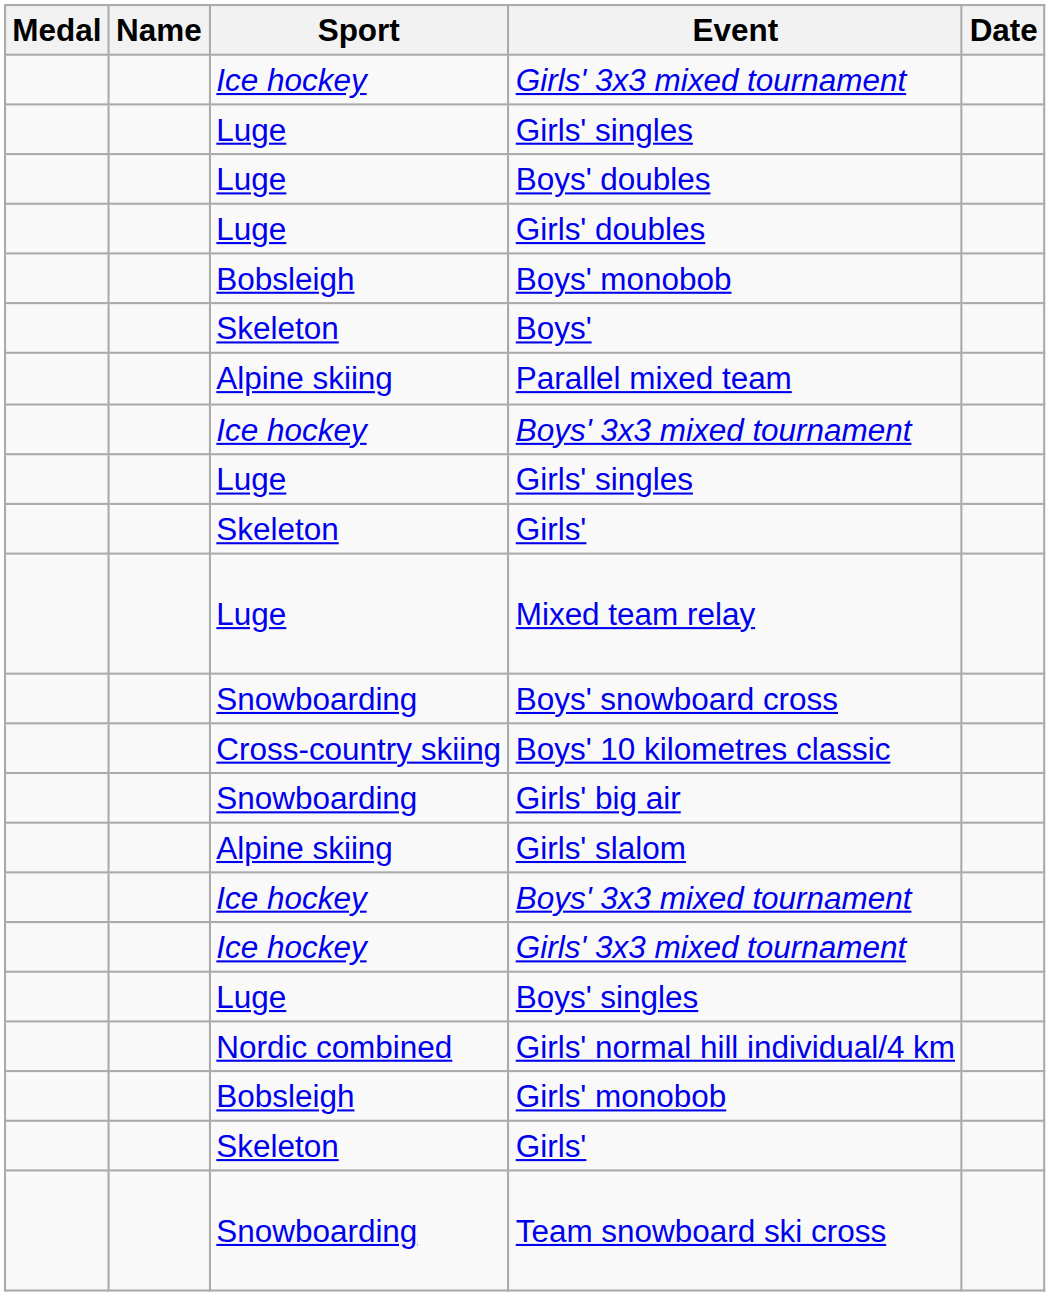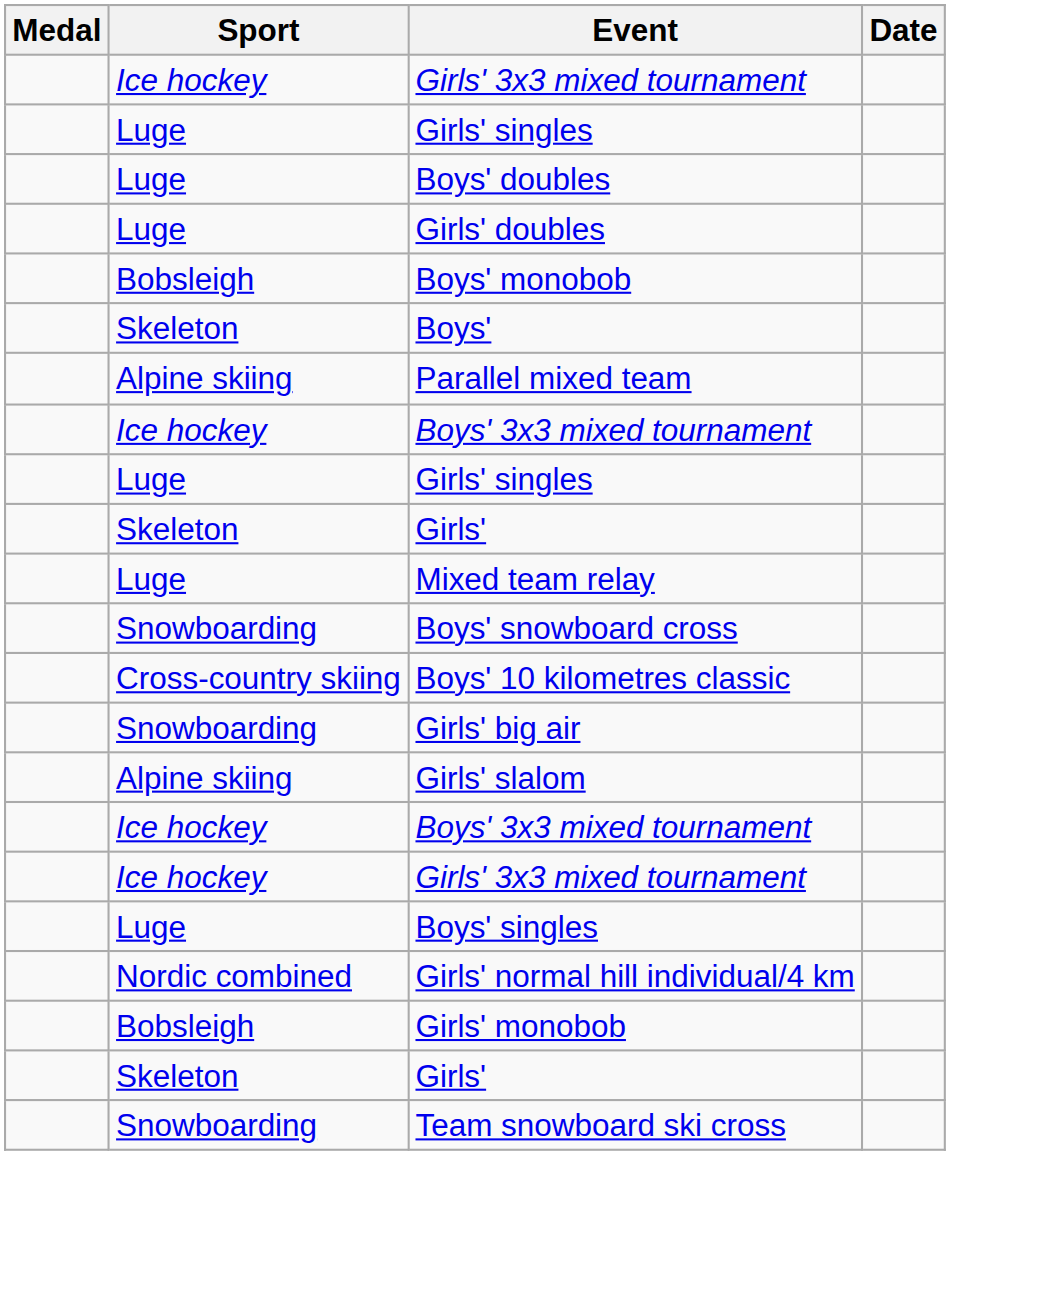- column: (159, 30)
